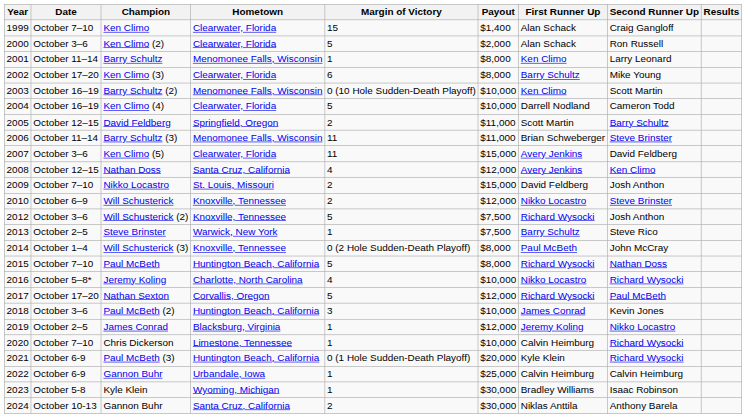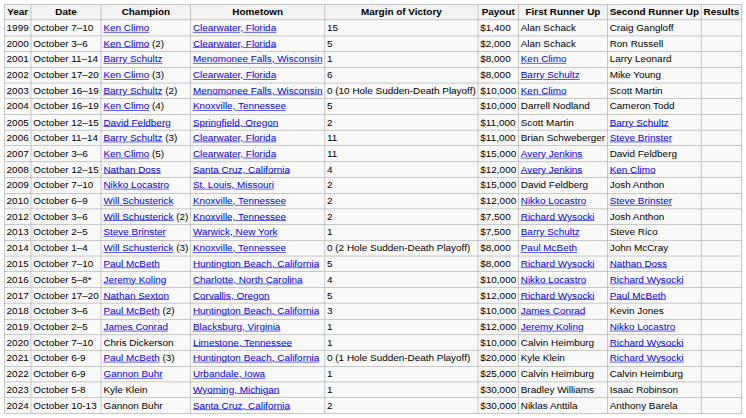(235, 106) Clearwater, Florida -> (239, 106) Knoxville, Tennessee
(258, 138) Menomonee Falls, Wisconsin -> (235, 138) Clearwater, Florida
(330, 216) 5 -> (330, 216) 2
